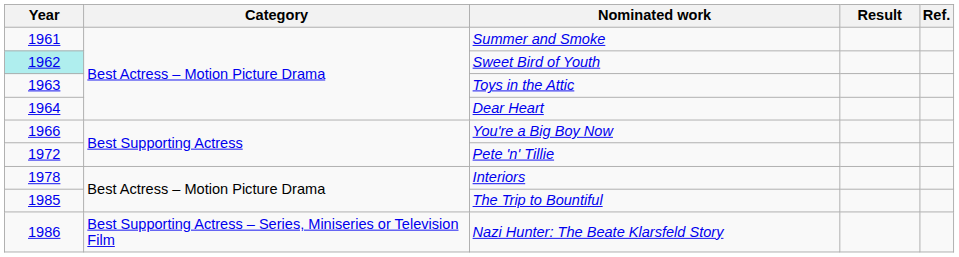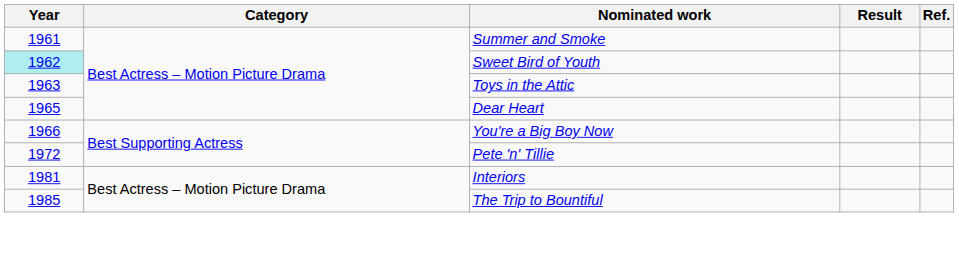(44, 108) 1964 -> (44, 108) 1965
(44, 177) 1978 -> (44, 177) 1981
- row: (598, 232)
